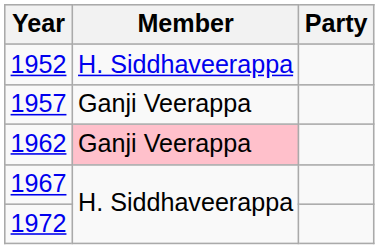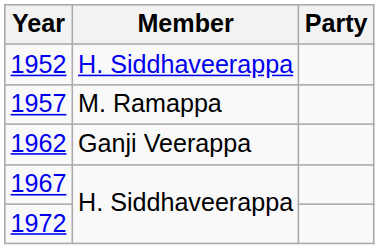(165, 104) Ganji Veerappa -> (150, 104) M. Ramappa
(165, 143) pink background -> (165, 143) no background
